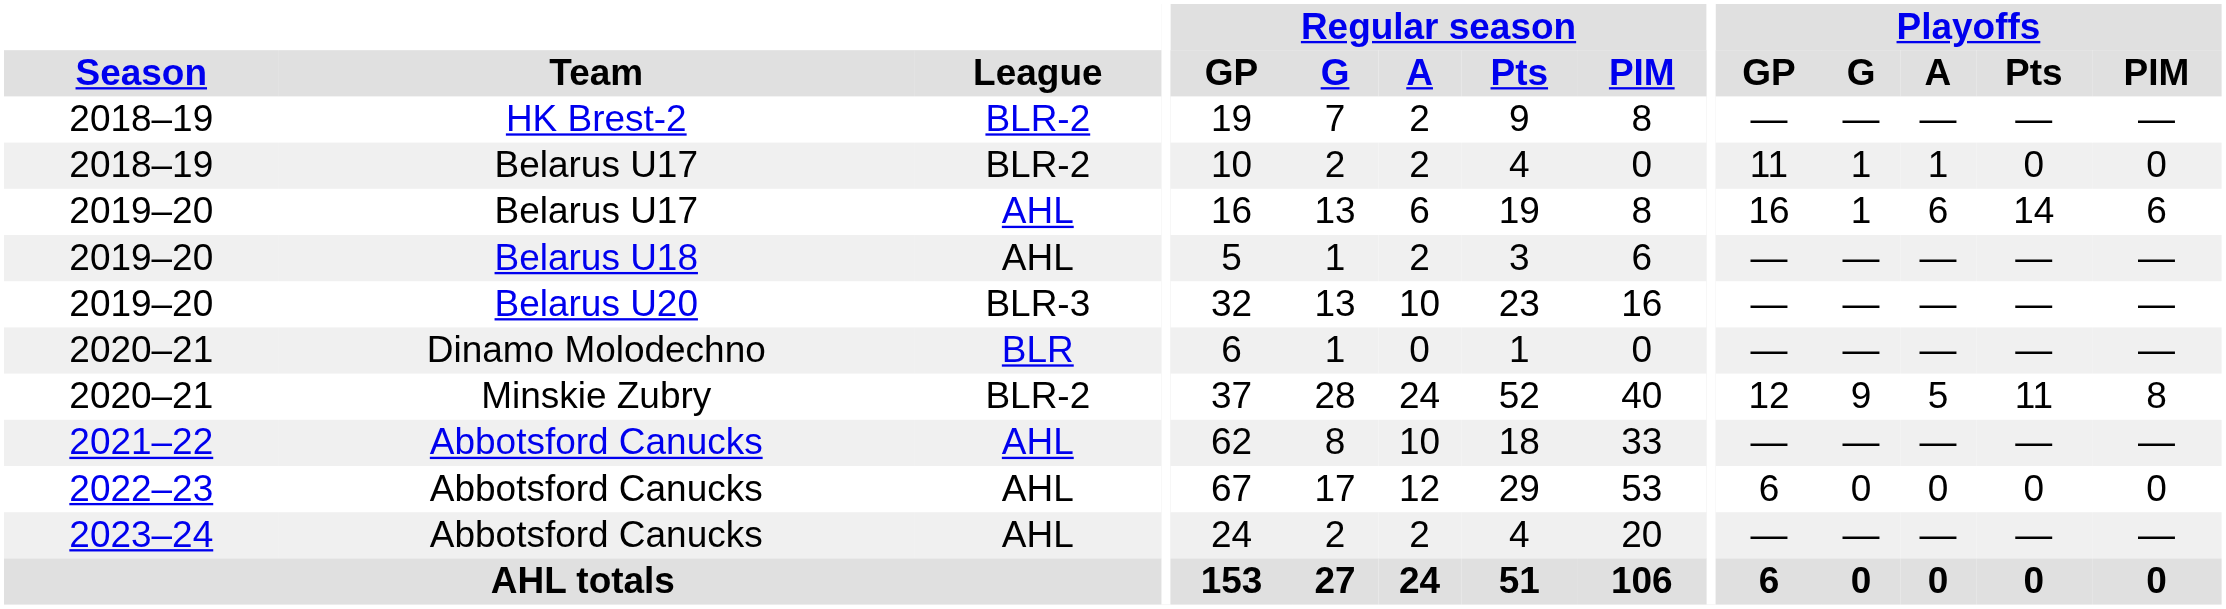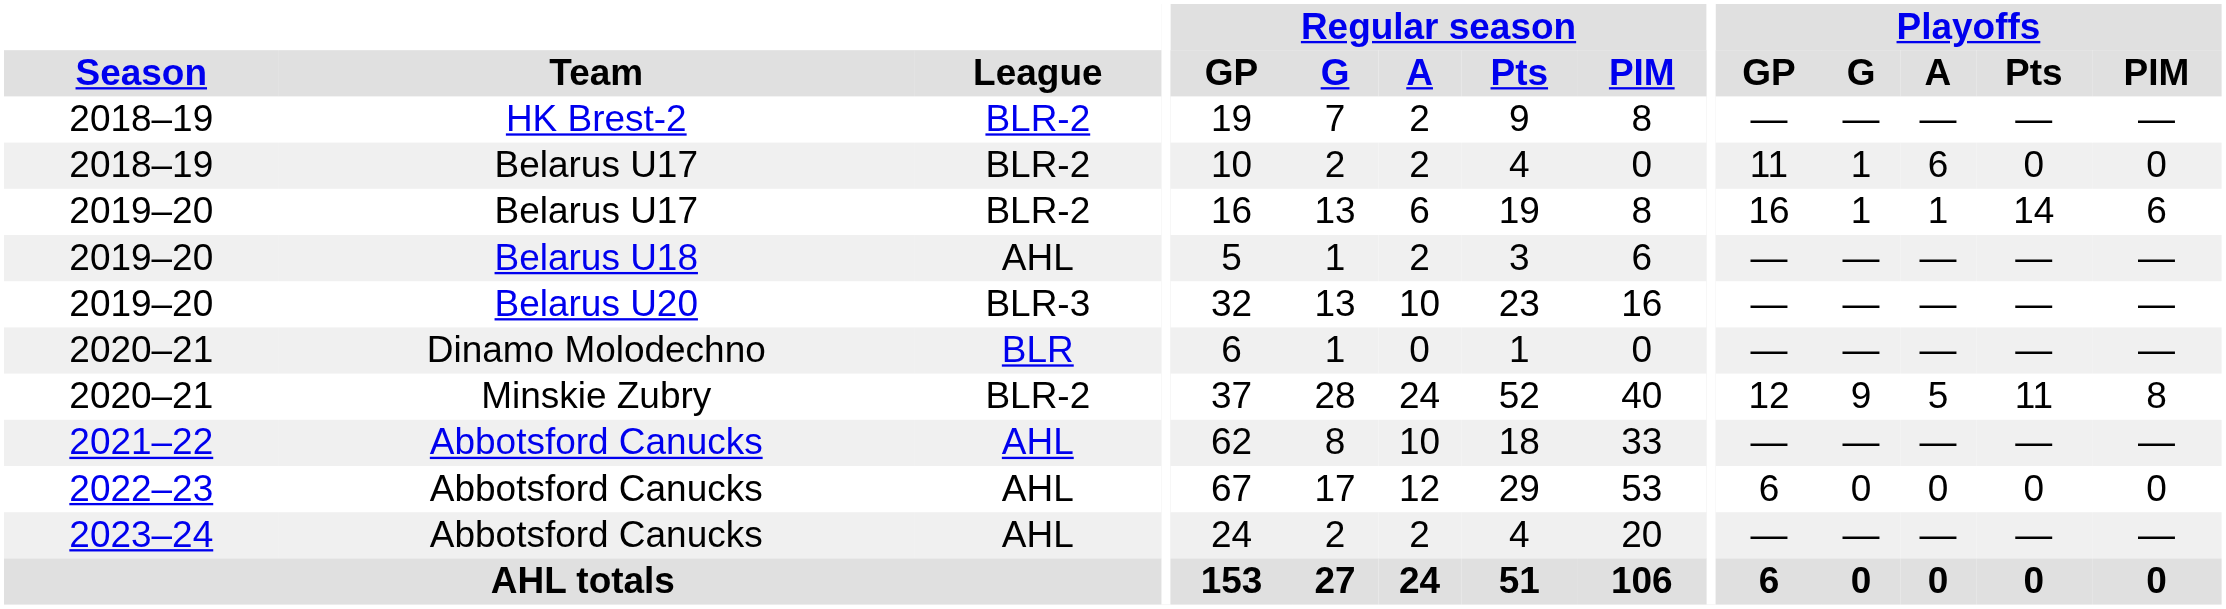(1938, 165) 1 -> (1938, 165) 6
(1038, 211) AHL -> (1038, 211) BLR-2
(1938, 211) 6 -> (1938, 211) 1
